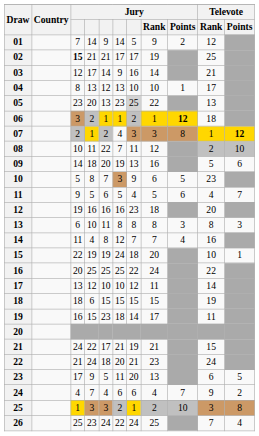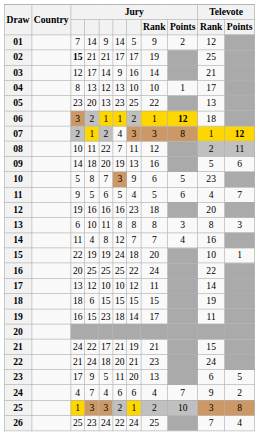(134, 103) lightgrey background -> (134, 103) no background
(240, 149) 10 -> (240, 149) 11
